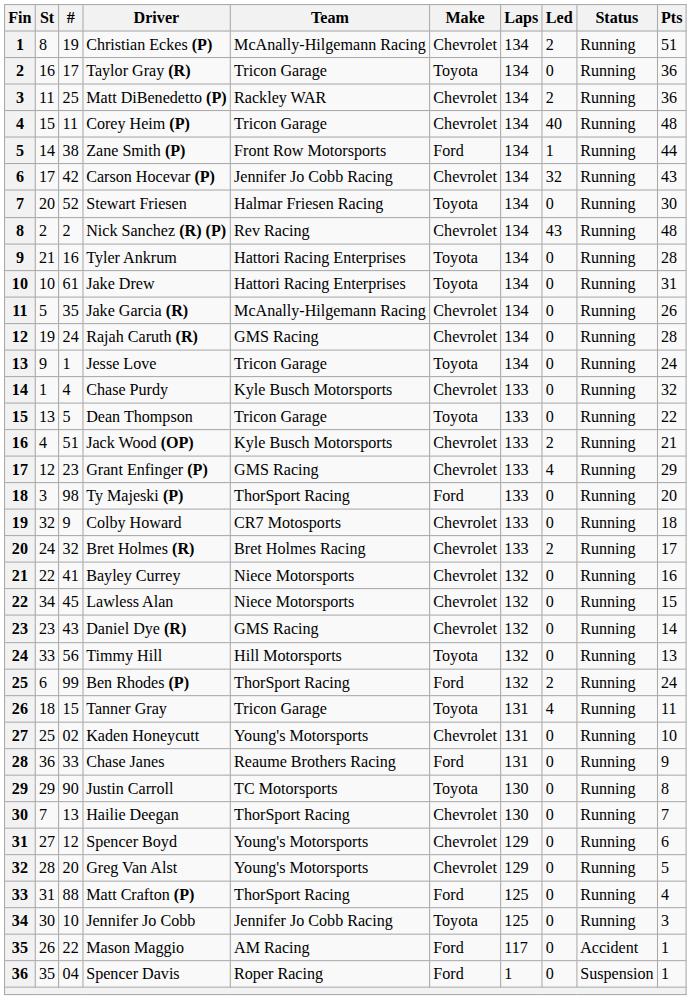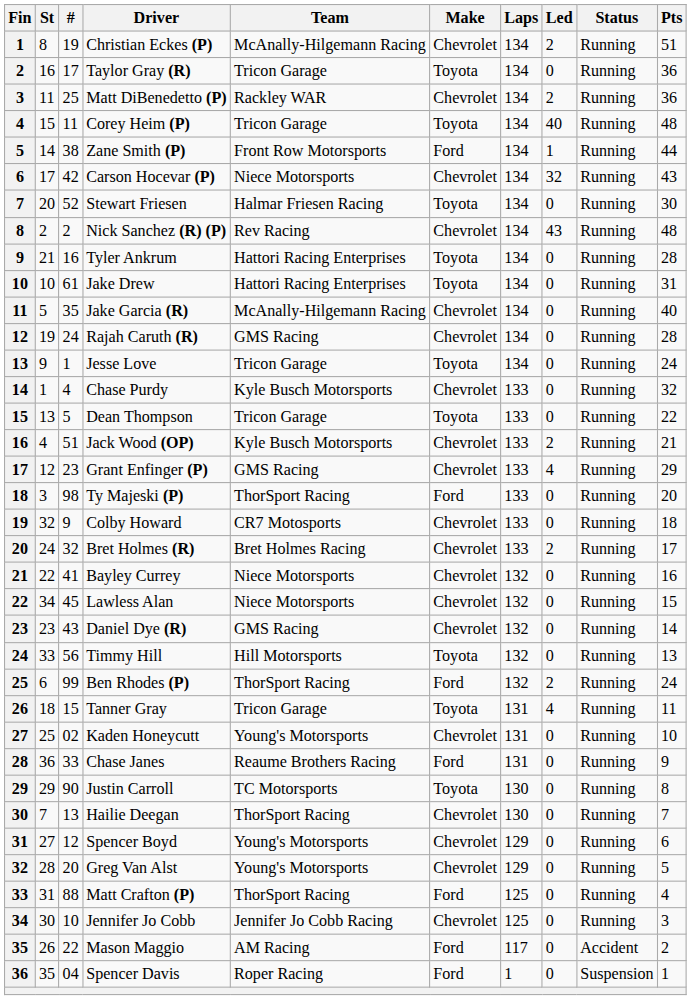(465, 124) Chevrolet -> (456, 124) Toyota
(313, 177) Jennifer Jo Cobb Racing -> (294, 177) Niece Motorsports
(669, 310) 26 -> (669, 310) 40
(456, 921) Toyota -> (465, 921) Chevrolet
(665, 947) 1 -> (665, 947) 2
